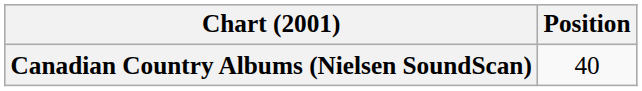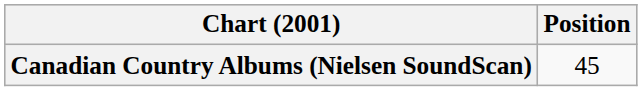(587, 64) 40 -> (587, 64) 45
